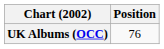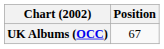(135, 33) 76 -> (135, 33) 67
